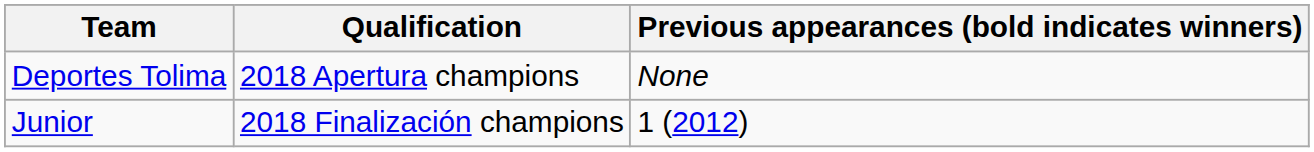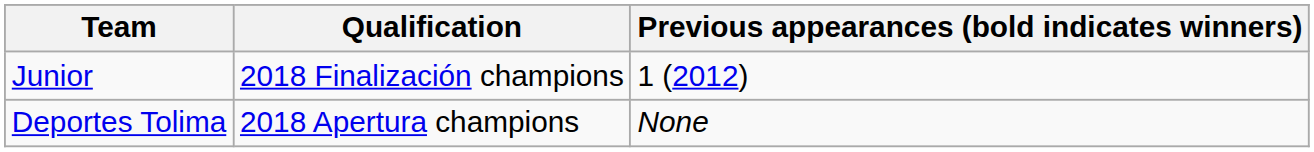rows swapped: (119, 75) <-> (52, 122)
